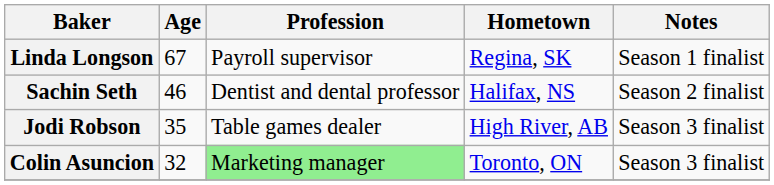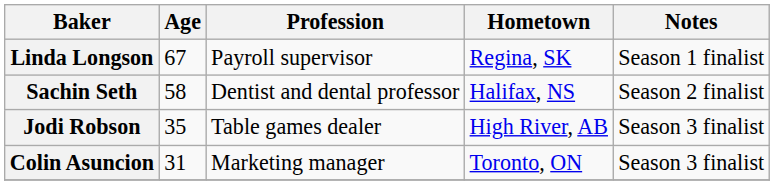(175, 92) 46 -> (175, 92) 58
(175, 162) 32 -> (175, 162) 31
(298, 162) lightgreen background -> (298, 162) no background
